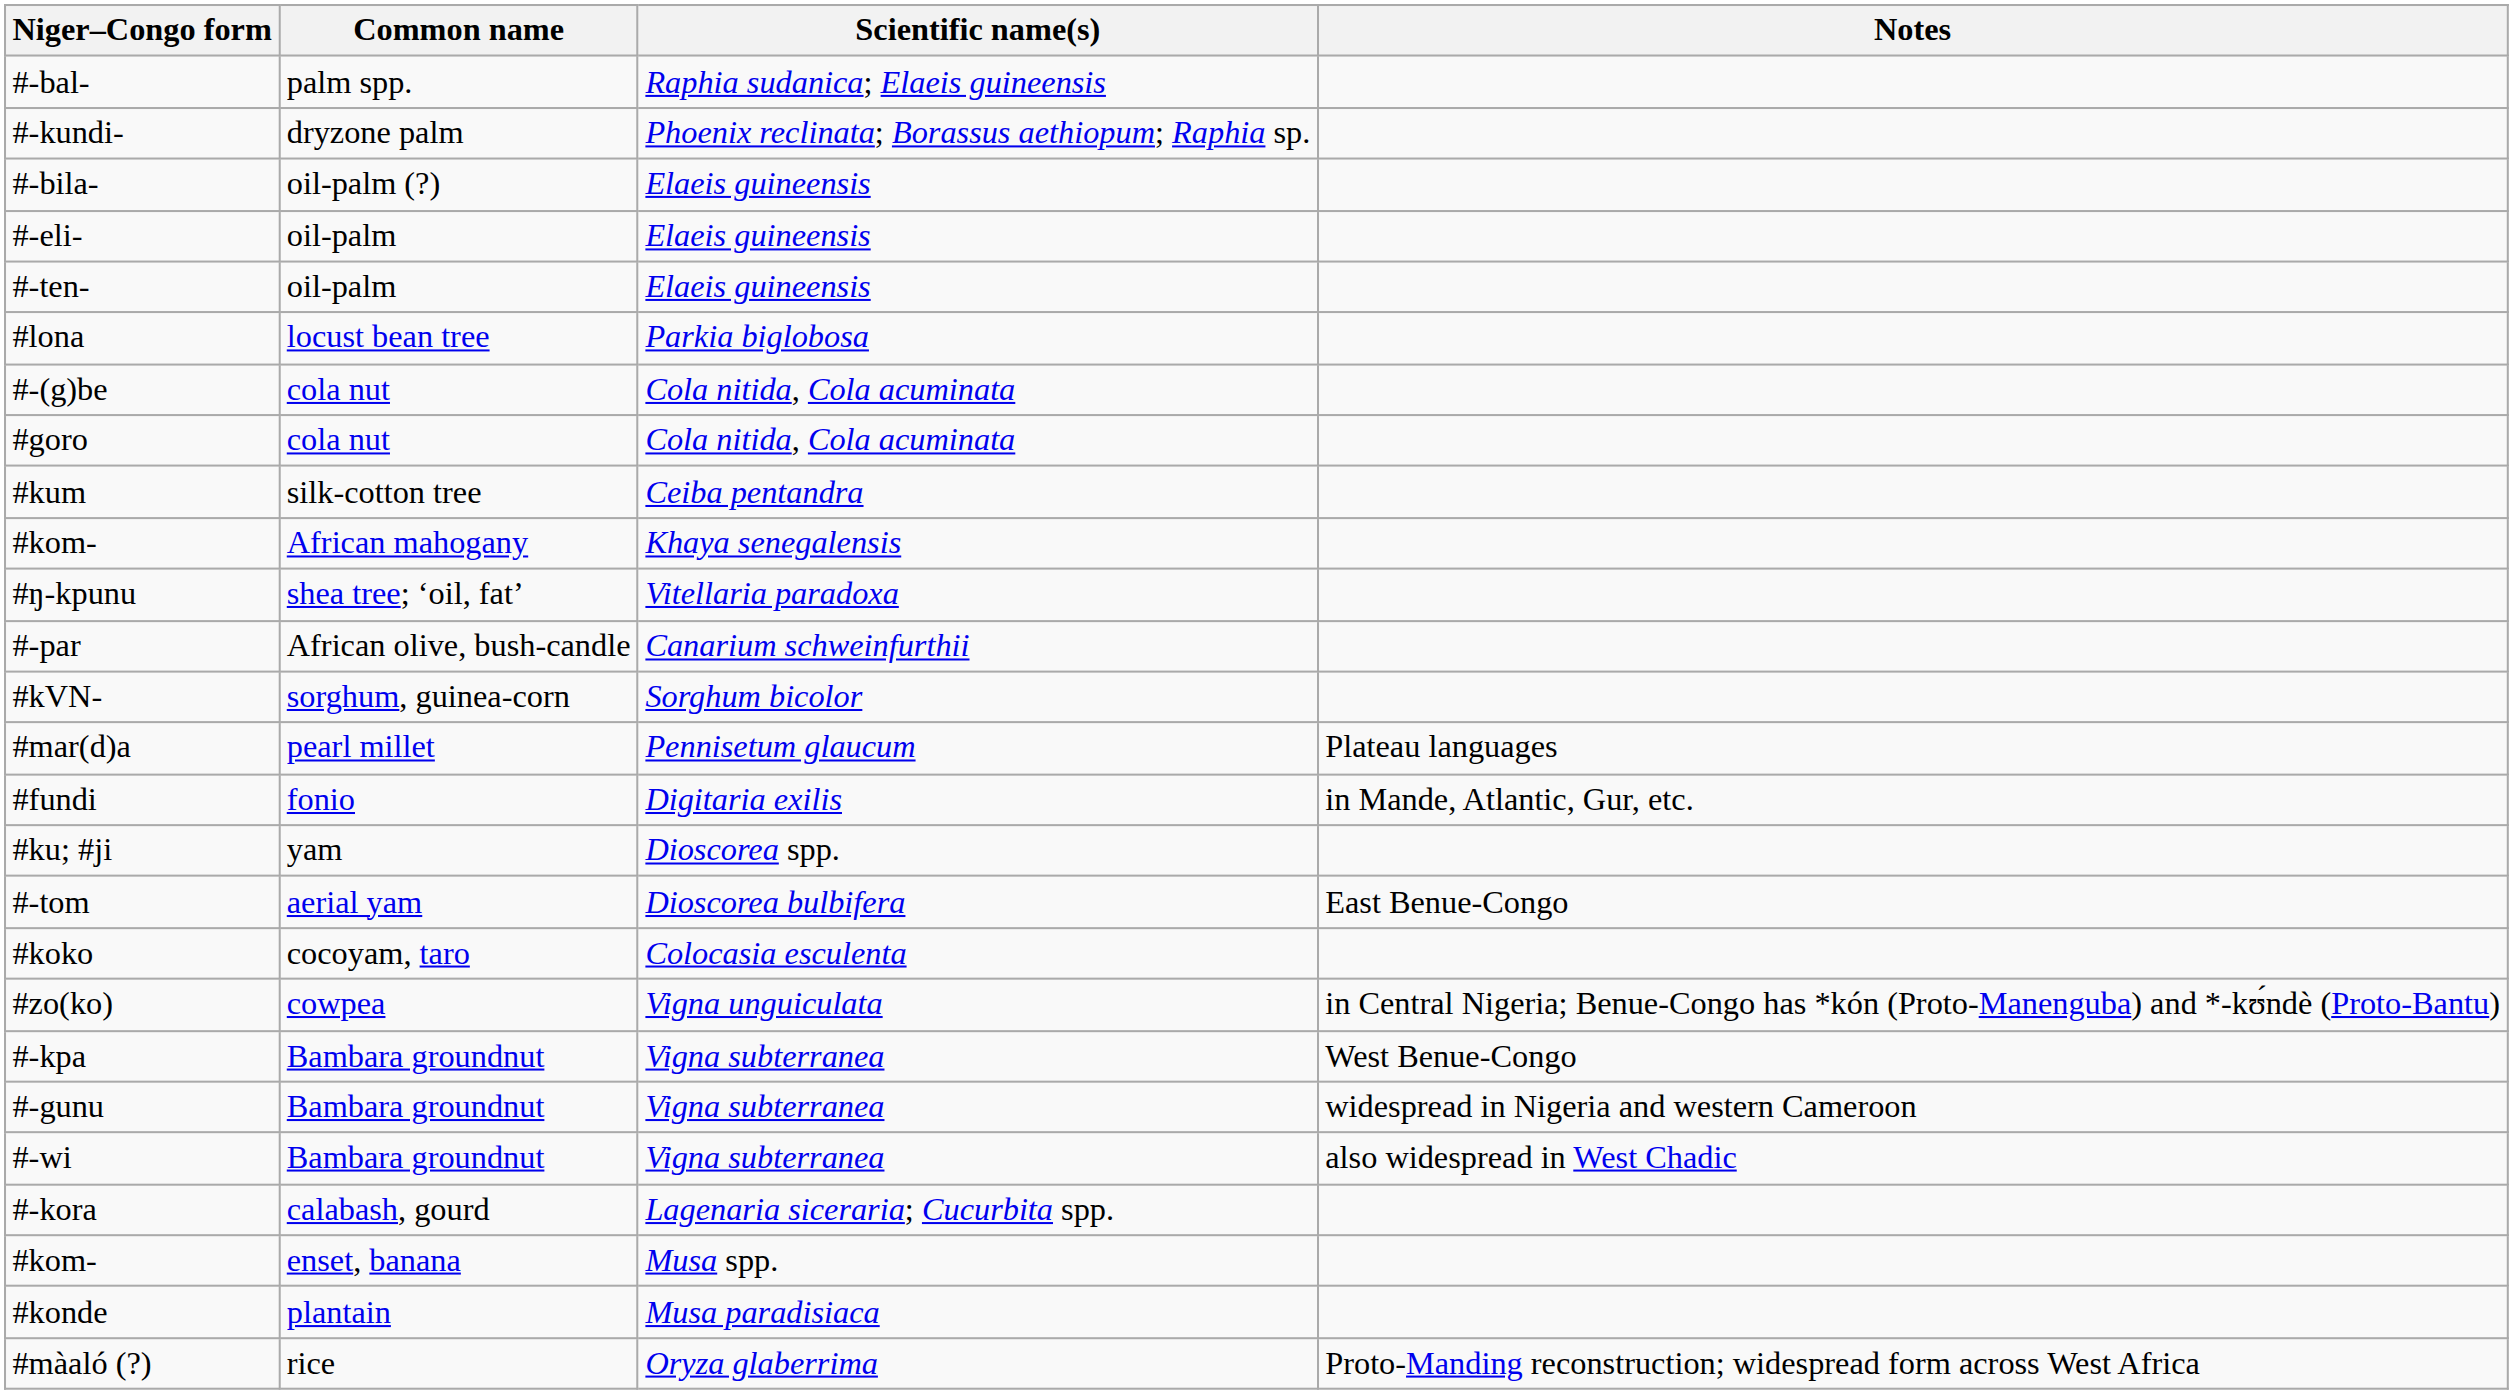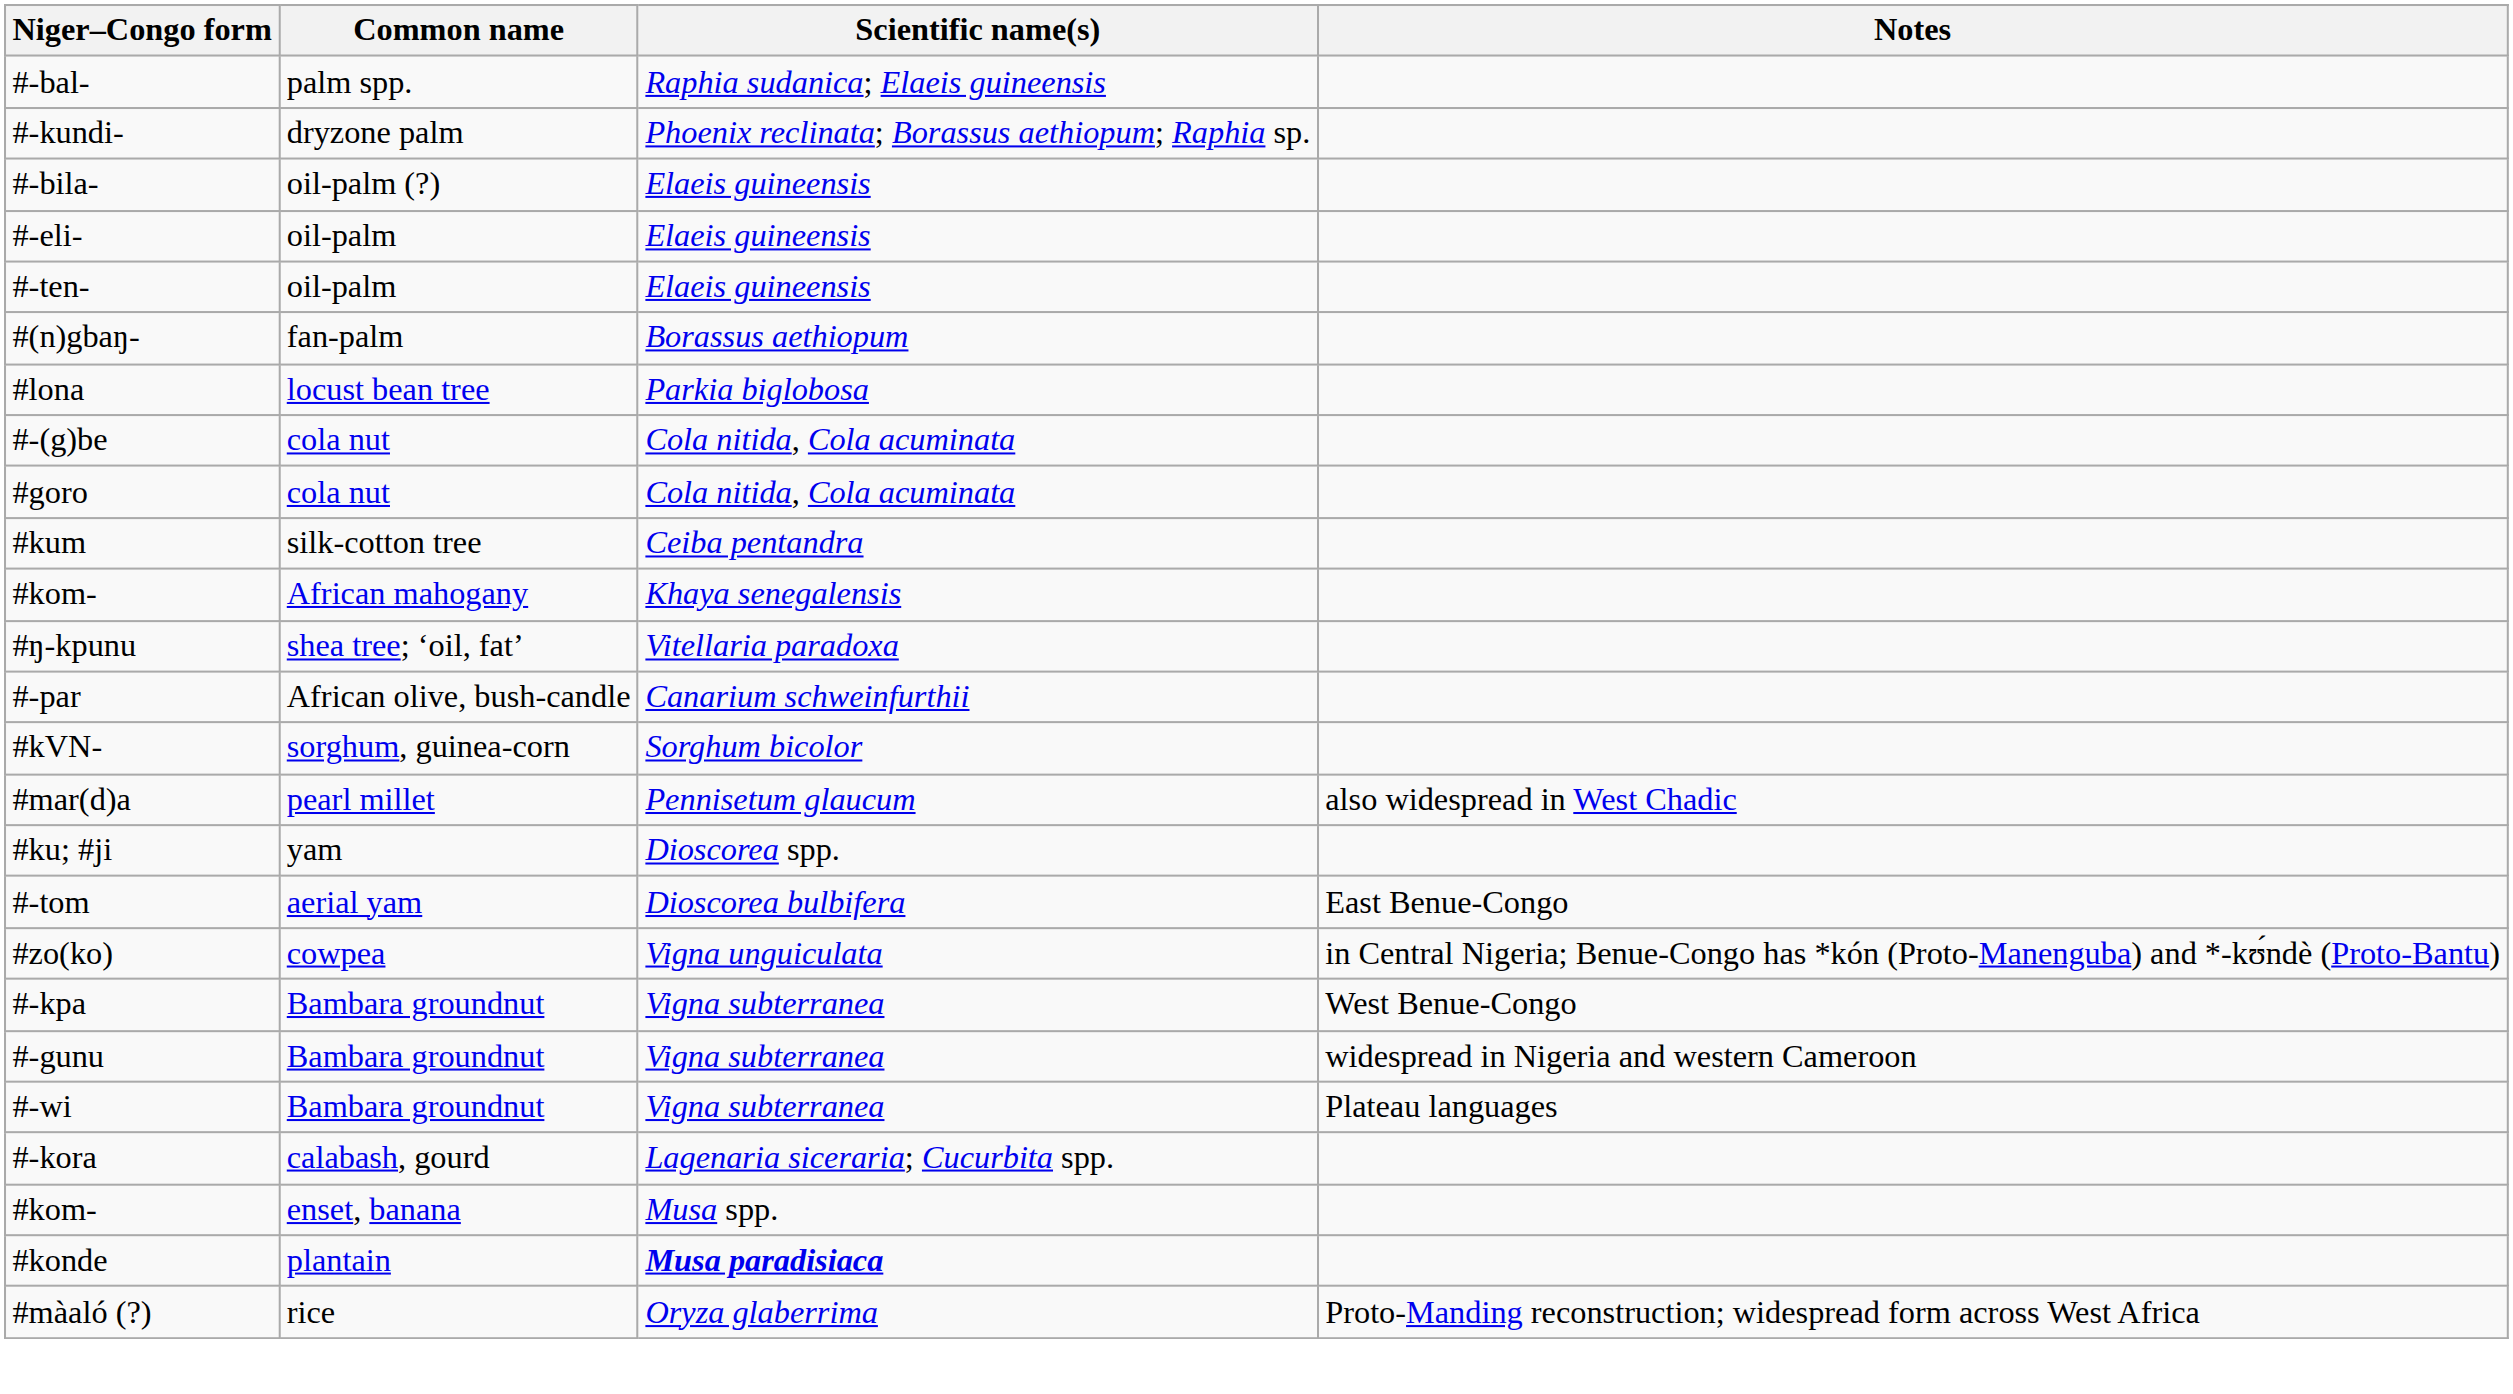+ row: (76, 337)
(1441, 747) Plateau languages -> (1531, 798) also widespread in West Chadic
- row: (55, 798)
- row: (53, 952)
(1531, 1157) also widespread in West Chadic -> (1441, 1106) Plateau languages
(763, 1311) normal -> (764, 1260) bold
